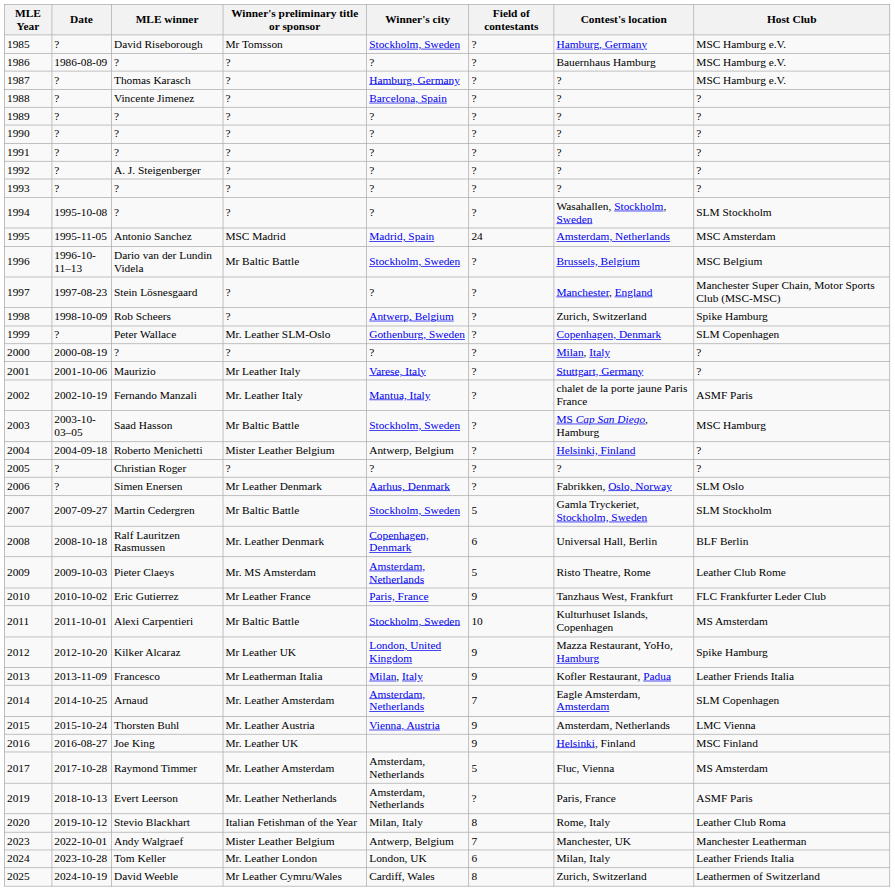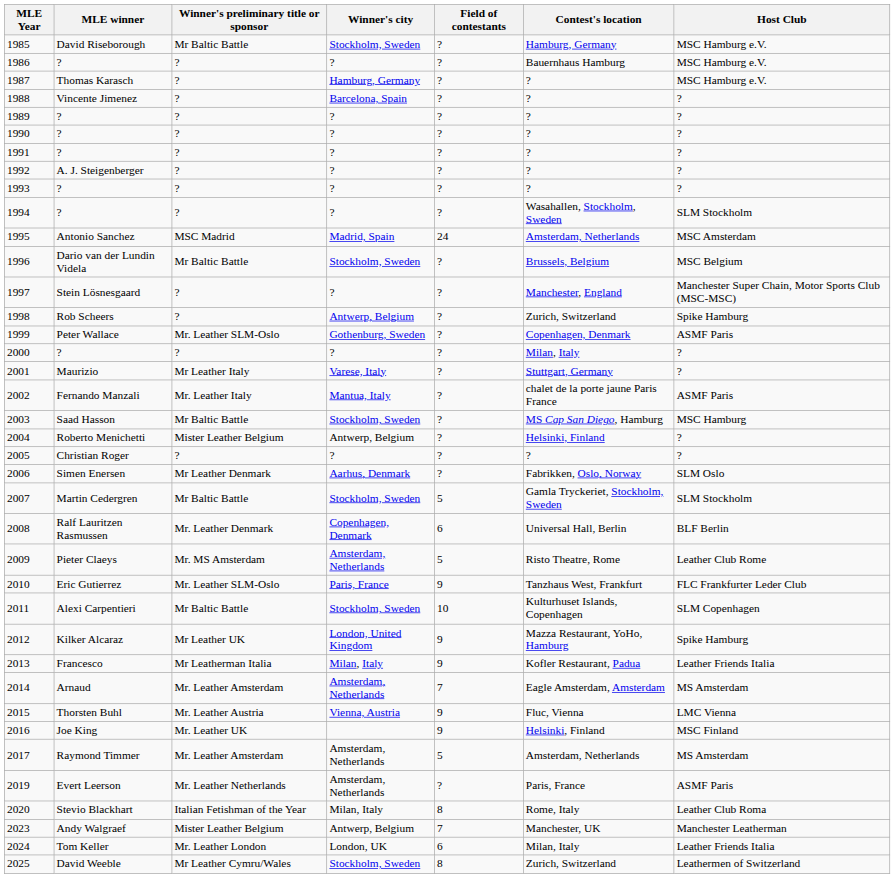- column: (81, 19)
(254, 44) Mr Tomsson -> (211, 44) Mr Baltic Battle
(738, 334) SLM Copenhagen -> (705, 334) ASMF Paris
(268, 596) Mr Leather France -> (227, 584) Mr. Leather SLM-Oslo
(732, 621) MS Amsterdam -> (718, 608) SLM Copenhagen
(738, 700) SLM Copenhagen -> (712, 688) MS Amsterdam
(613, 725) Amsterdam, Netherlands -> (555, 712) Fluc, Vienna
(585, 767) Fluc, Vienna -> (583, 755) Amsterdam, Netherlands
(402, 877) Cardiff, Wales -> (375, 864) Stockholm, Sweden
